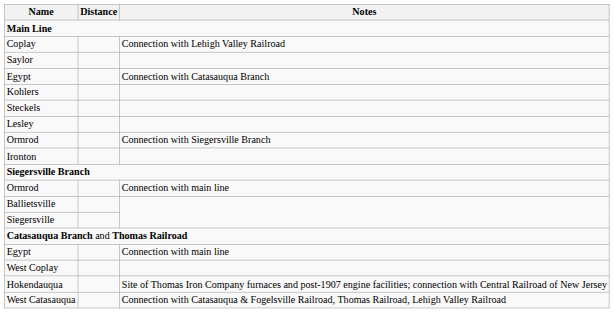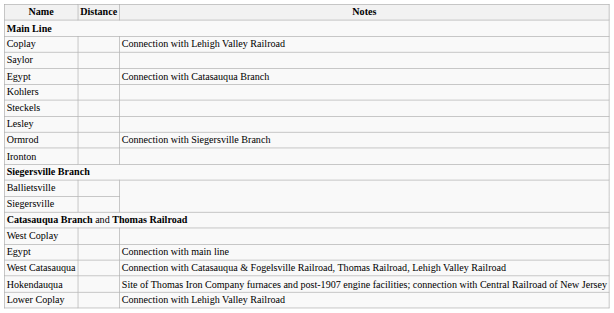- row: (23, 188)
rows swapped: (19, 252) <-> (32, 268)
rows swapped: (41, 300) <-> (35, 284)
+ row: (36, 300)
